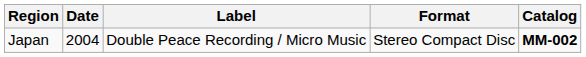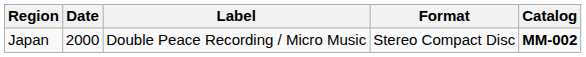(83, 40) 2004 -> (83, 40) 2000
